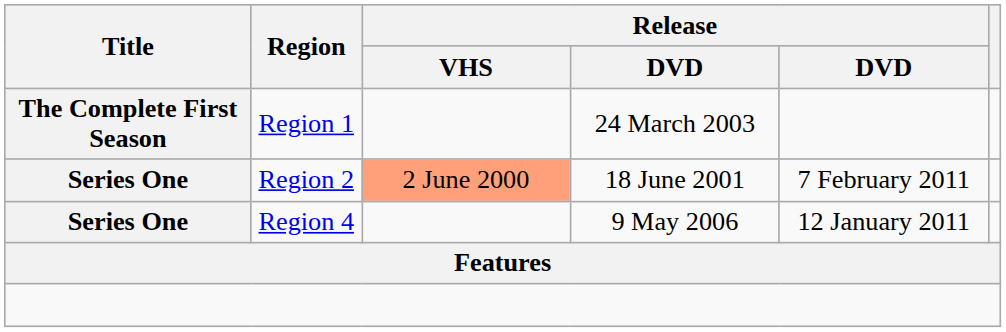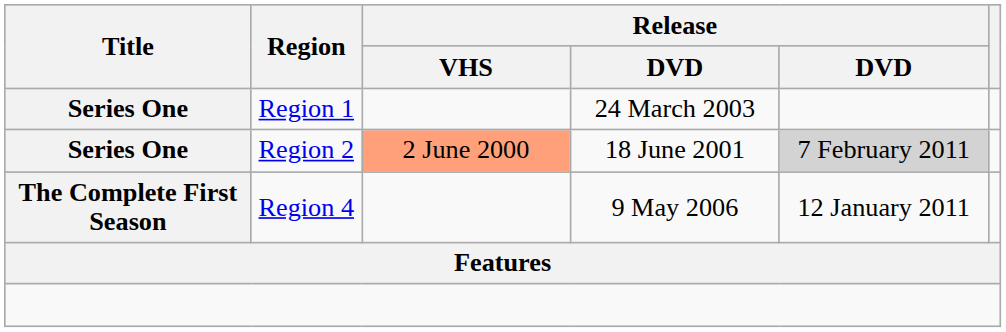(128, 123) The Complete First Season -> (128, 108) Series One
(884, 179) no background -> (884, 150) lightgrey background
(128, 221) Series One -> (128, 206) The Complete First Season
